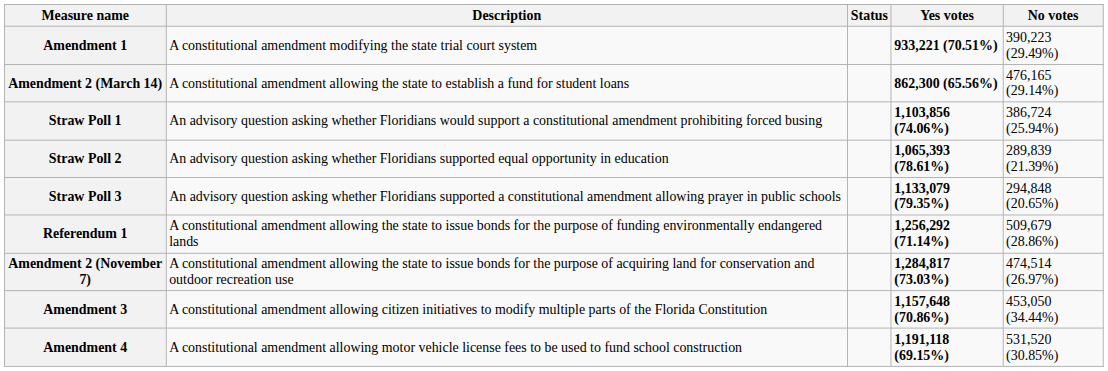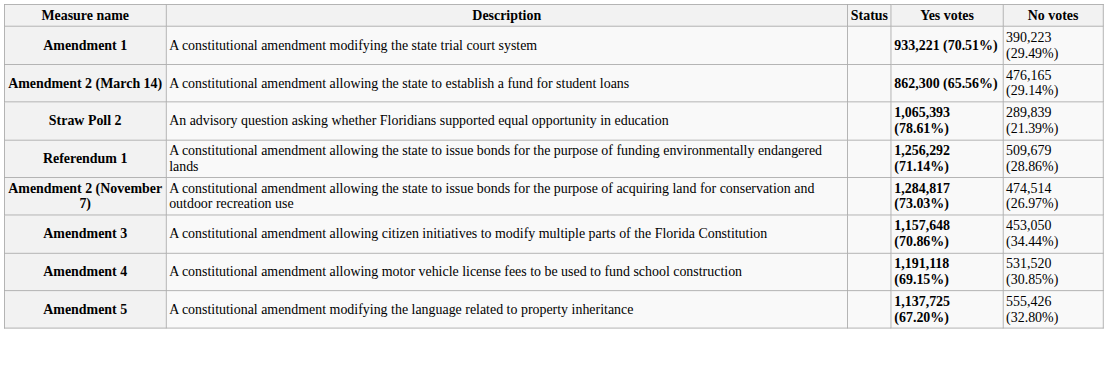- row: (85, 120)
- row: (85, 196)
+ row: (85, 309)
